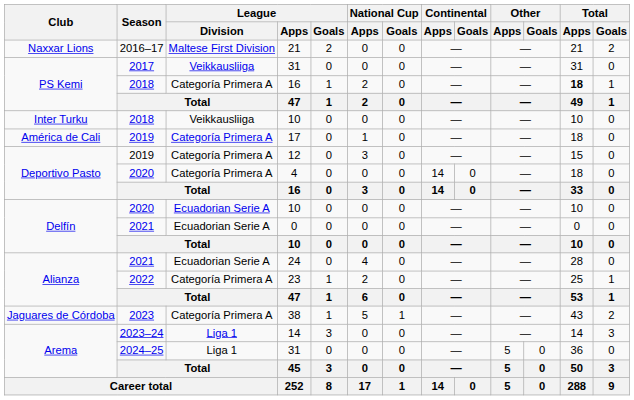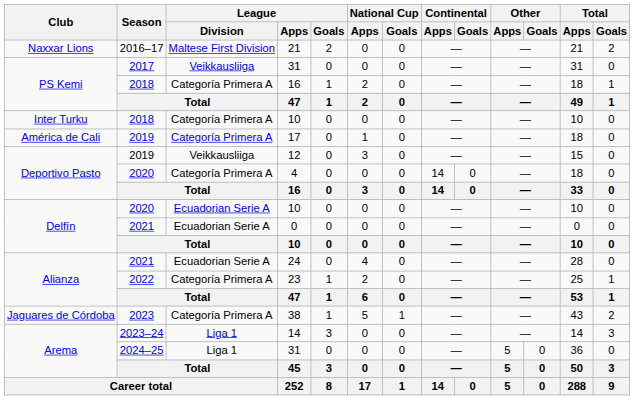(577, 84) bold -> (577, 84) normal
(222, 119) Veikkausliiga -> (222, 119) Categoría Primera A
(222, 155) Categoría Primera A -> (222, 155) Veikkausliiga
